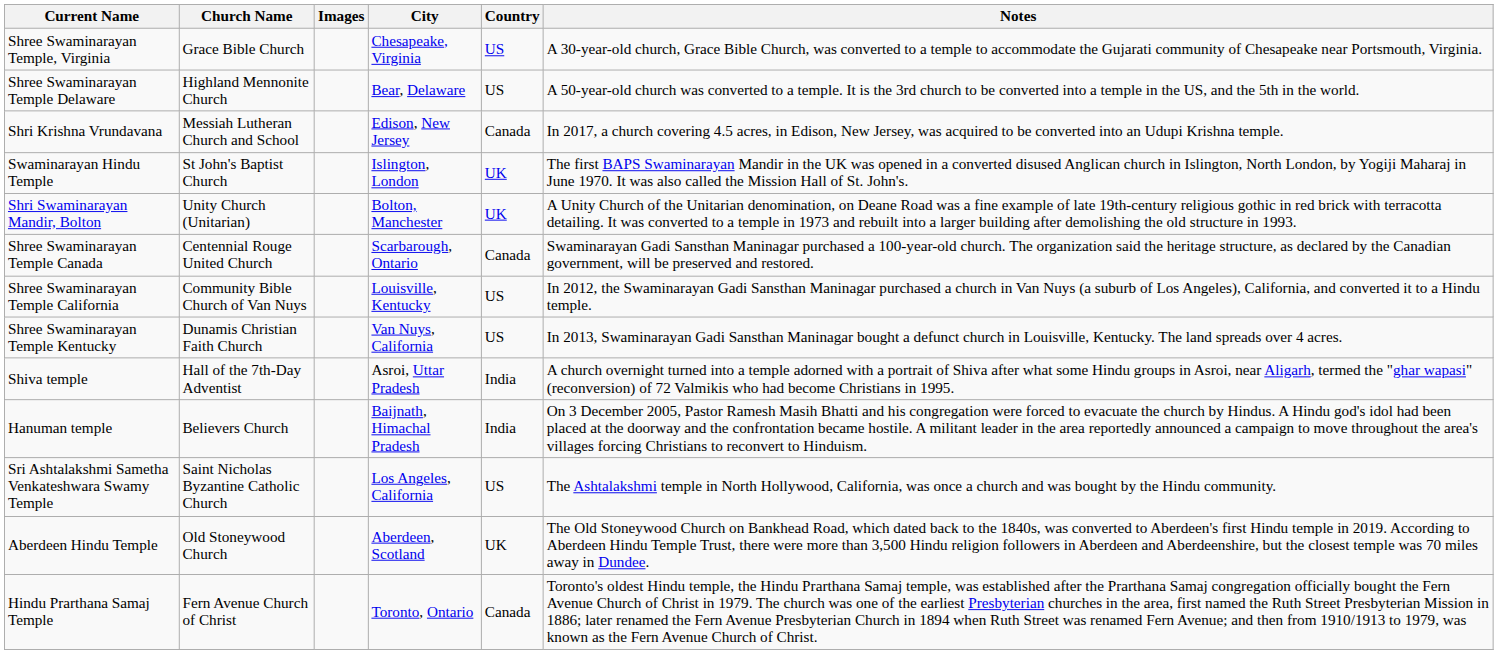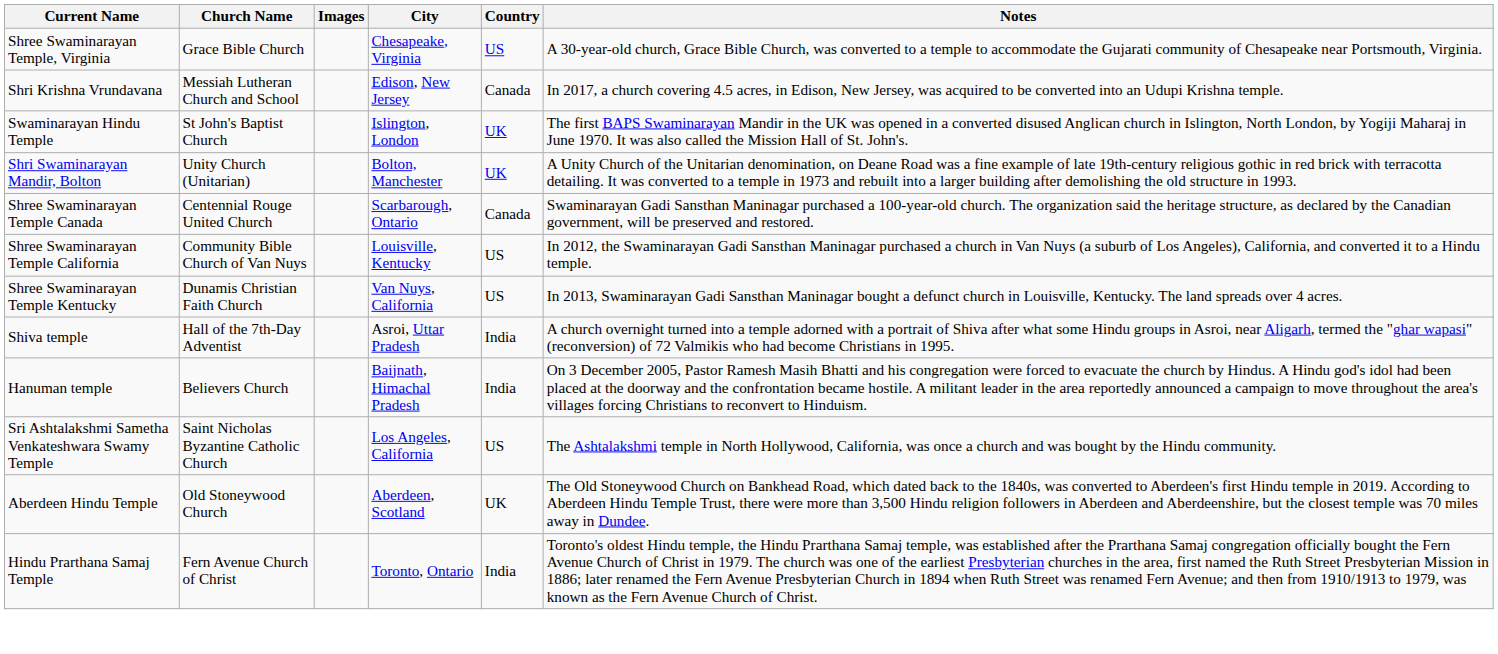- row: (72, 90)
(508, 612) Canada -> (500, 570) India
